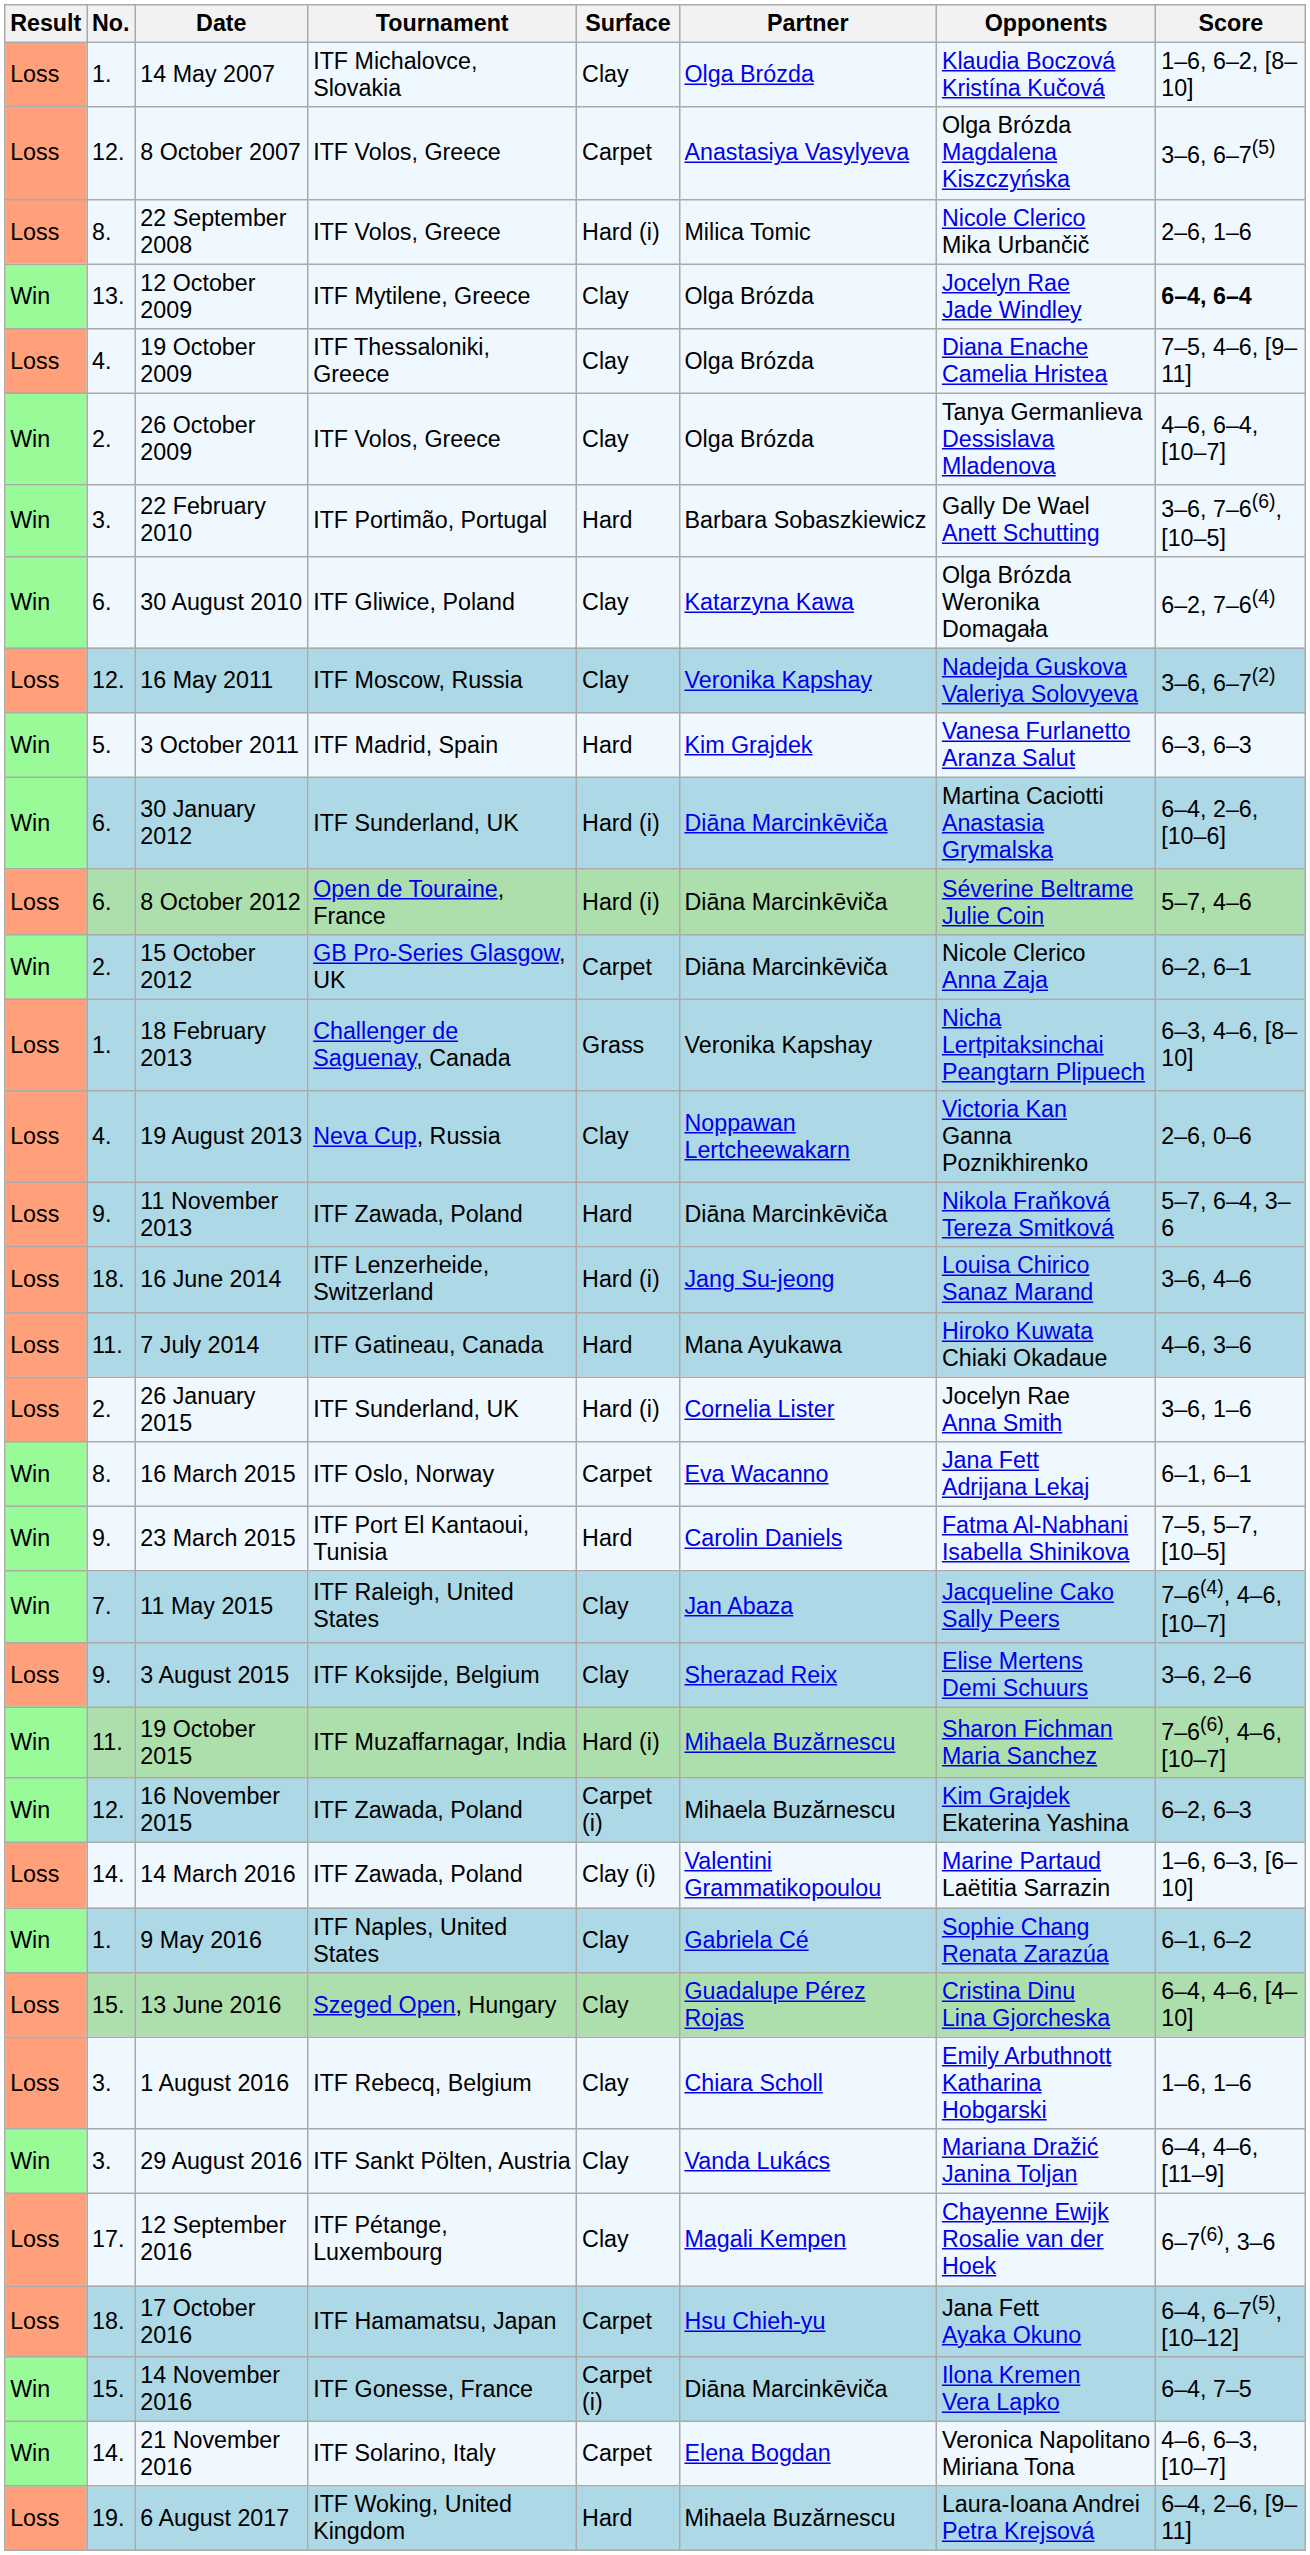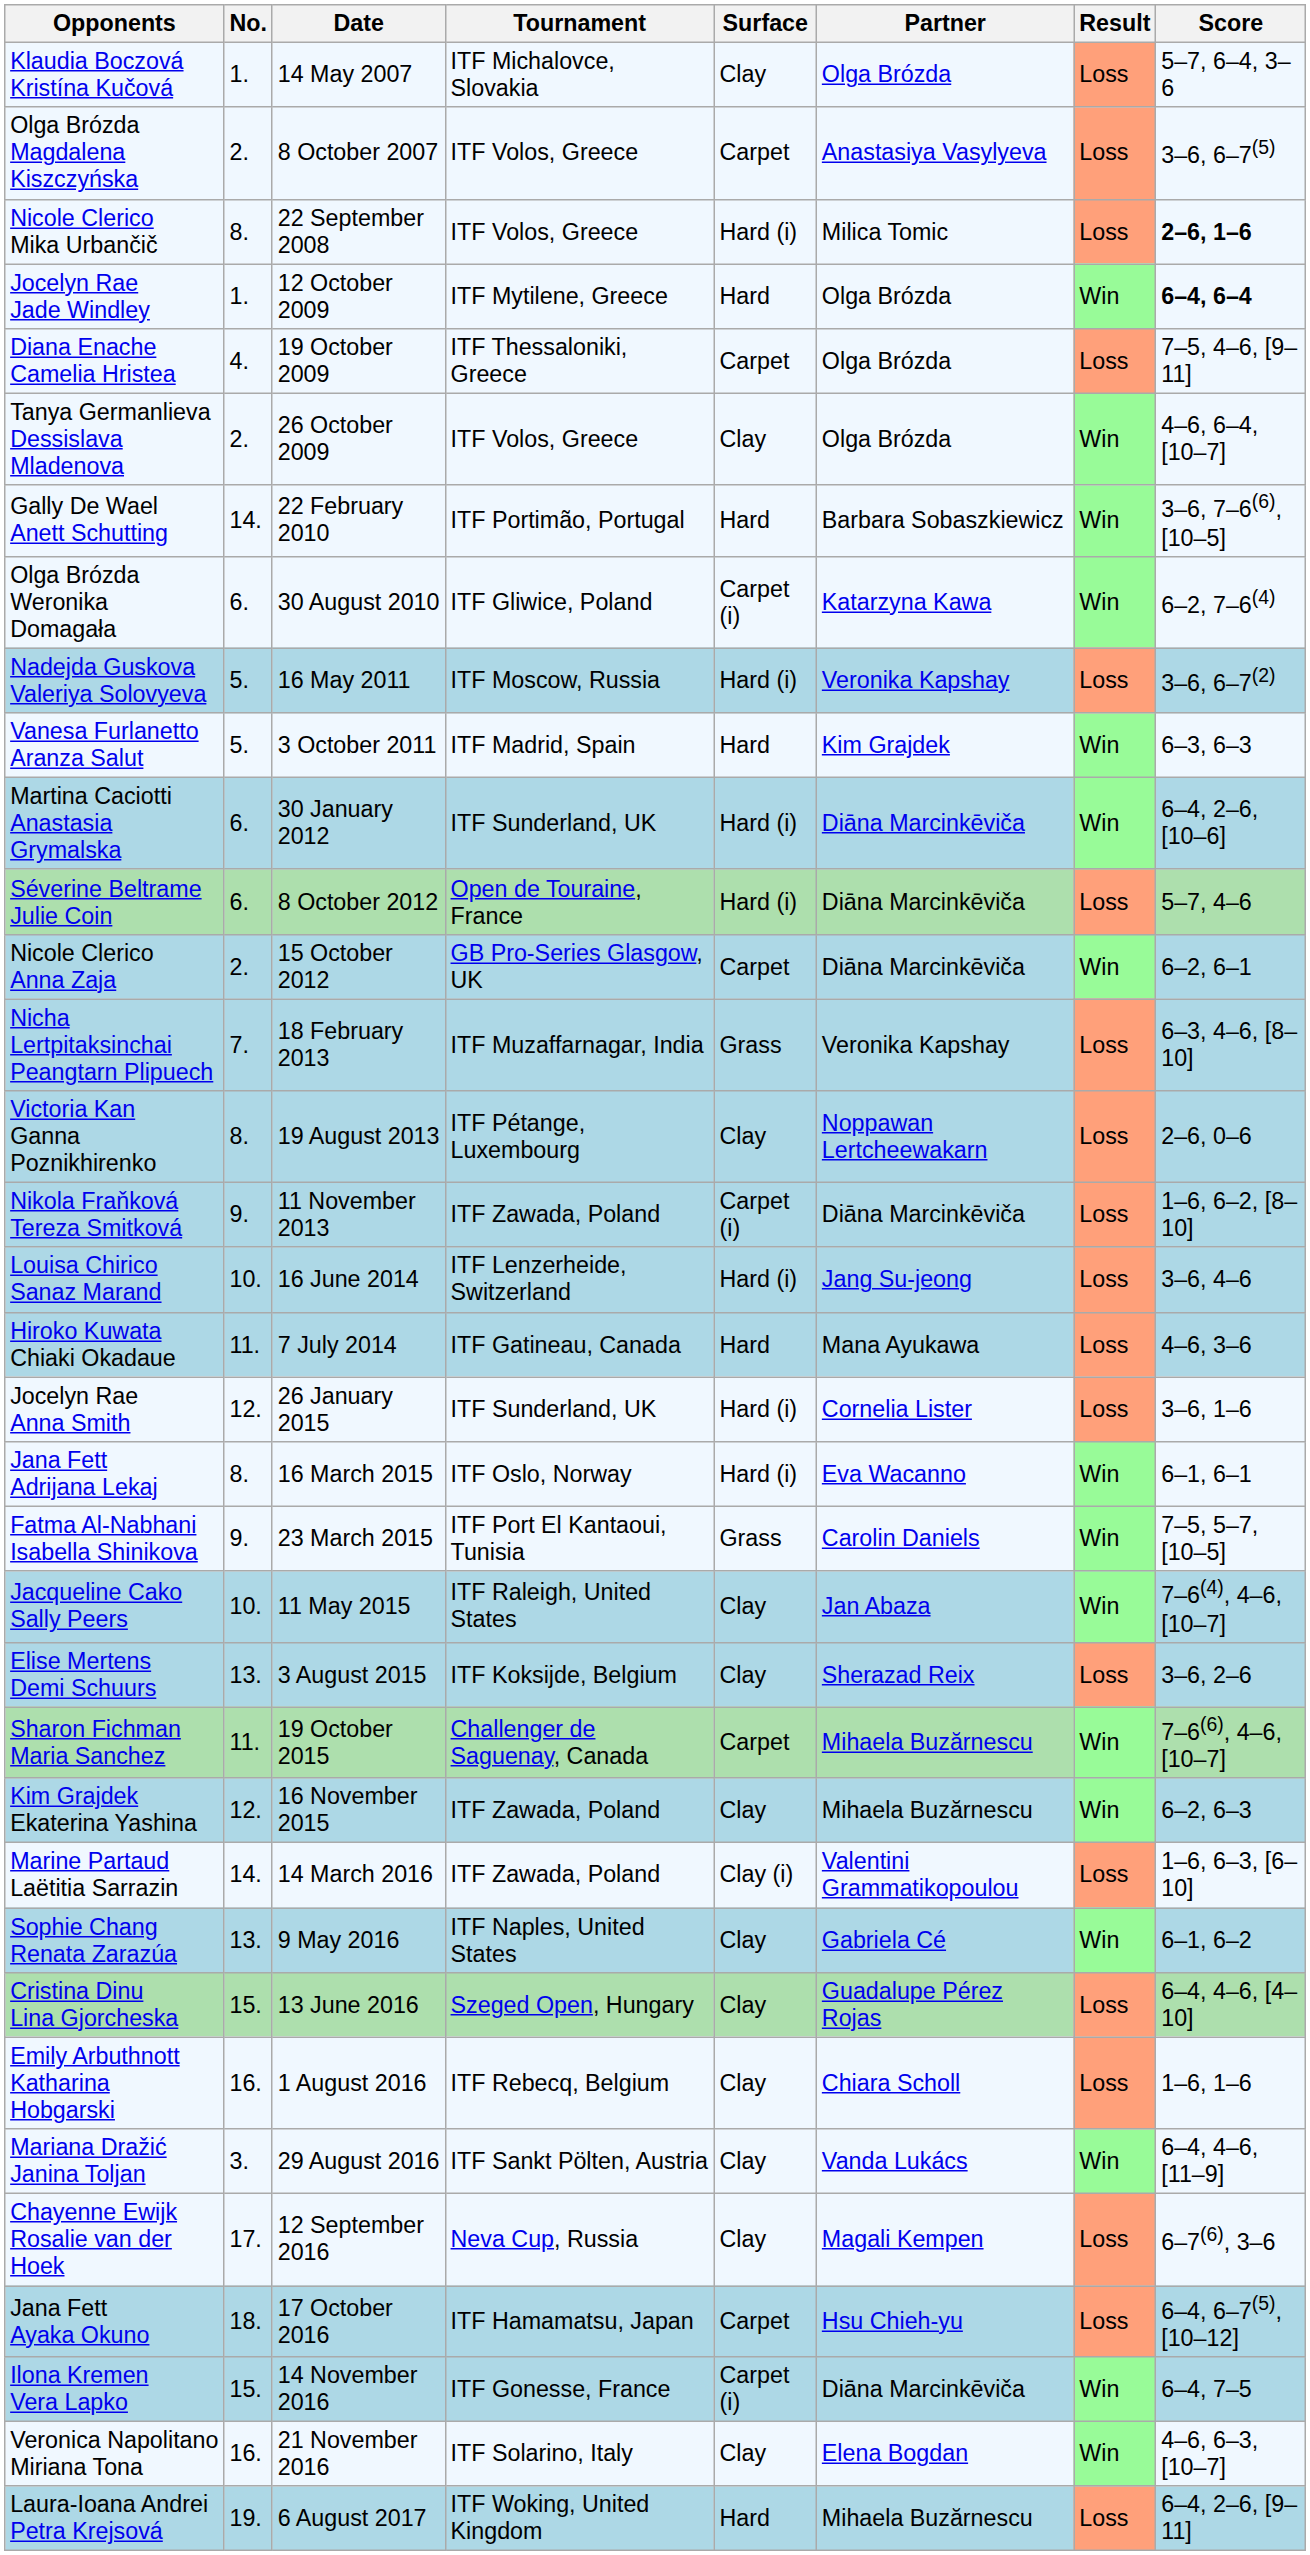columns swapped: (46, 22) <-> (1046, 22)
(1229, 74) 1–6, 6–2, [8–10] -> (1226, 74) 5–7, 6–4, 3–6
(108, 152) 12. -> (239, 152) 2.
(1207, 230) normal -> (1207, 230) bold
(108, 295) 13. -> (239, 295) 1.
(605, 295) Clay -> (745, 295) Hard
(605, 360) Clay -> (754, 360) Carpet
(102, 519) 3. -> (246, 519) 14.
(605, 601) Clay -> (754, 601) Carpet (i)
(108, 679) 12. -> (239, 679) 5.
(605, 679) Clay -> (758, 679) Hard (i)
(102, 1044) 1. -> (239, 1044) 7.
(412, 1044) Challenger de Saguenay, Canada -> (577, 1044) ITF Muzaffarnagar, India
(102, 1135) 4. -> (239, 1135) 8.
(407, 1135) Neva Cup, Russia -> (518, 1135) ITF Pétange, Luxembourg
(607, 1214) Hard -> (754, 1214) Carpet (i)
(1226, 1214) 5–7, 6–4, 3–6 -> (1229, 1214) 1–6, 6–2, [8–10]
(108, 1278) 18. -> (246, 1278) 10.
(102, 1408) 2. -> (246, 1408) 12.
(617, 1473) Carpet -> (758, 1473) Hard (i)
(607, 1538) Hard -> (751, 1538) Grass
(102, 1605) 7. -> (246, 1605) 10.
(102, 1673) 9. -> (246, 1673) 13.
(440, 1741) ITF Muzaffarnagar, India -> (549, 1741) Challenger de Saguenay, Canada
(621, 1741) Hard (i) -> (754, 1741) Carpet
(617, 1809) Carpet (i) -> (743, 1809) Clay
(102, 1939) 1. -> (246, 1939) 13.
(102, 2082) 3. -> (246, 2082) 16.
(380, 2238) ITF Pétange, Luxembourg -> (544, 2238) Neva Cup, Russia
(108, 2452) 14. -> (246, 2452) 16.
(617, 2452) Carpet -> (743, 2452) Clay
